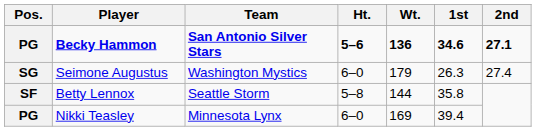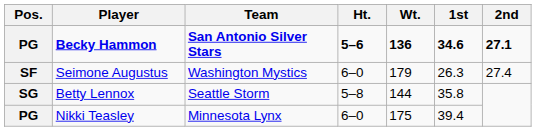(29, 72) SG -> (29, 72) SF
(29, 94) SF -> (29, 94) SG
(401, 115) 169 -> (401, 115) 175
